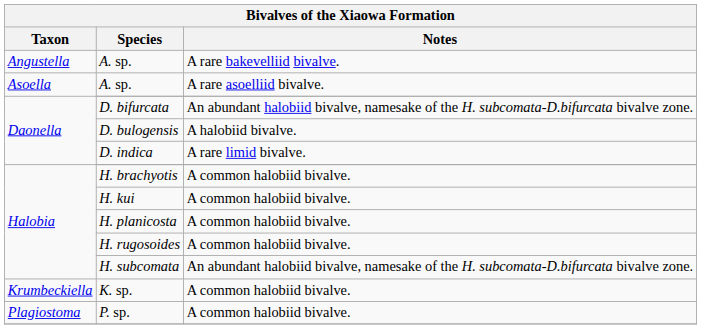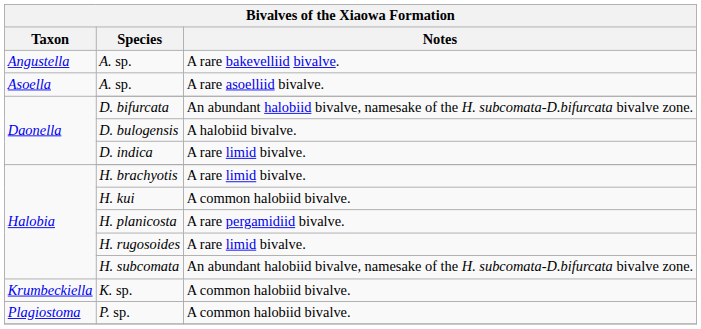(269, 175) A common halobiid bivalve. -> (246, 175) A rare limid bivalve.
(269, 221) A common halobiid bivalve. -> (266, 221) A rare pergamidiid bivalve.
(269, 244) A common halobiid bivalve. -> (246, 244) A rare limid bivalve.
